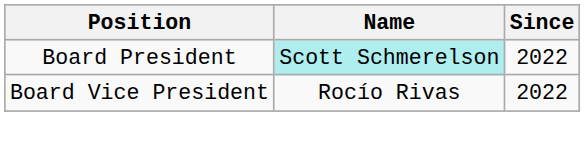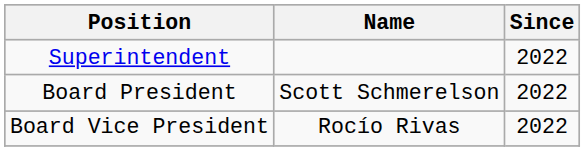+ row: (139, 58)
(389, 58) paleturquoise background -> (389, 93) no background
